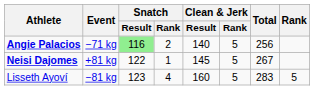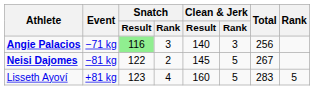(168, 45) 2 -> (168, 45) 3
(235, 45) 5 -> (235, 45) 3
(101, 61) +81 kg -> (101, 61) −81 kg
(168, 61) 1 -> (168, 61) 2
(101, 78) −81 kg -> (101, 78) +81 kg
